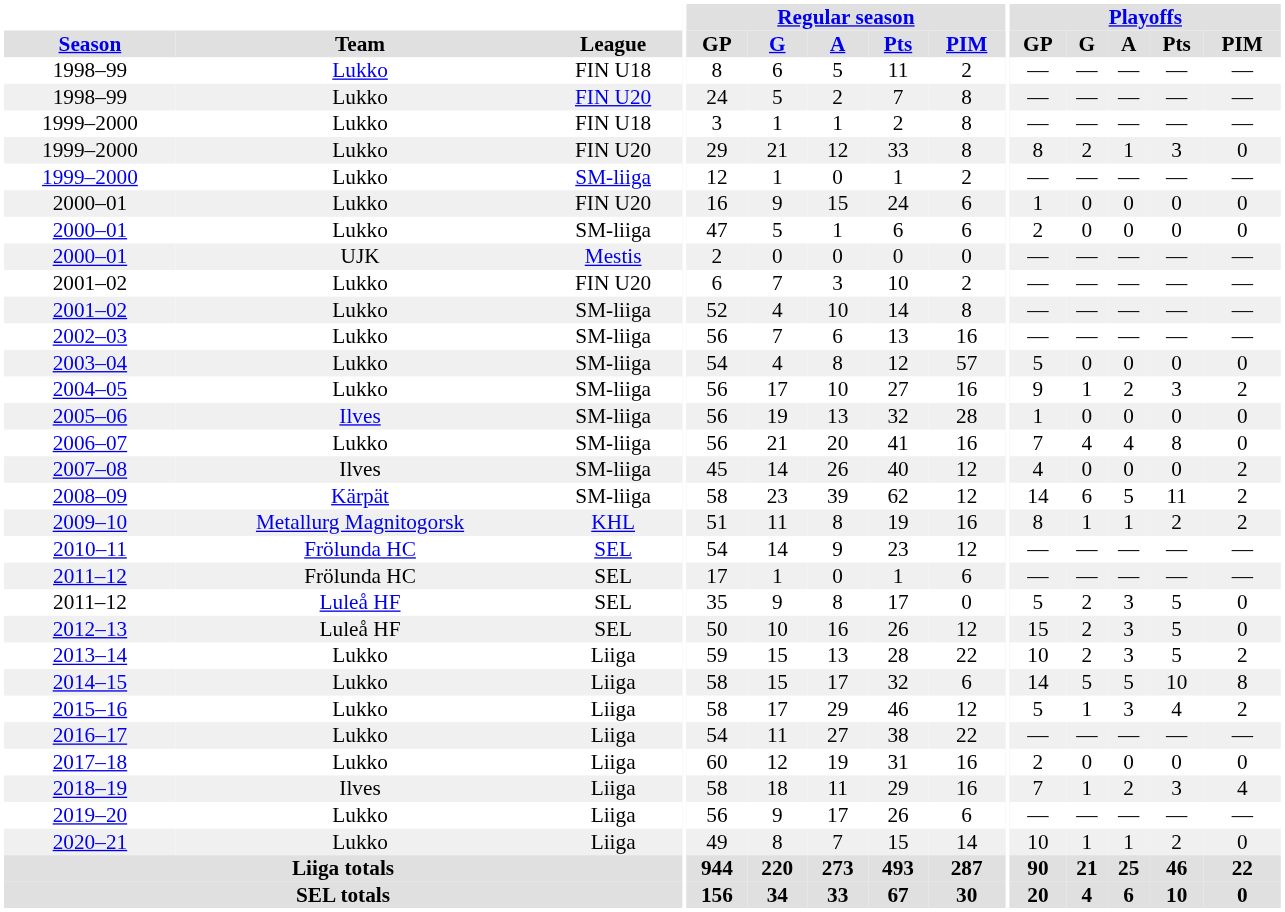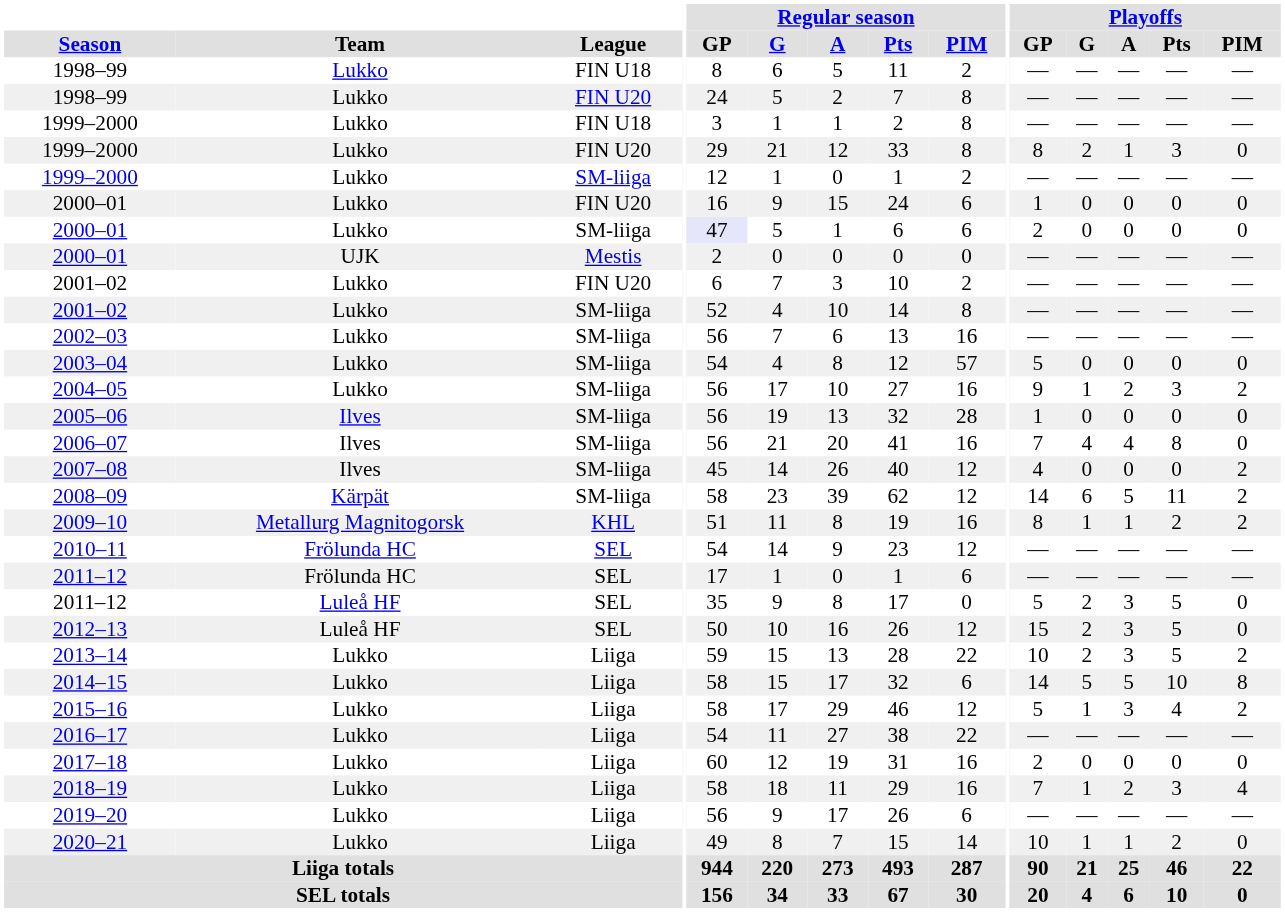(717, 229) no background -> (717, 229) lavender background
(360, 442) Lukko -> (360, 442) Ilves
(360, 788) Ilves -> (360, 788) Lukko
